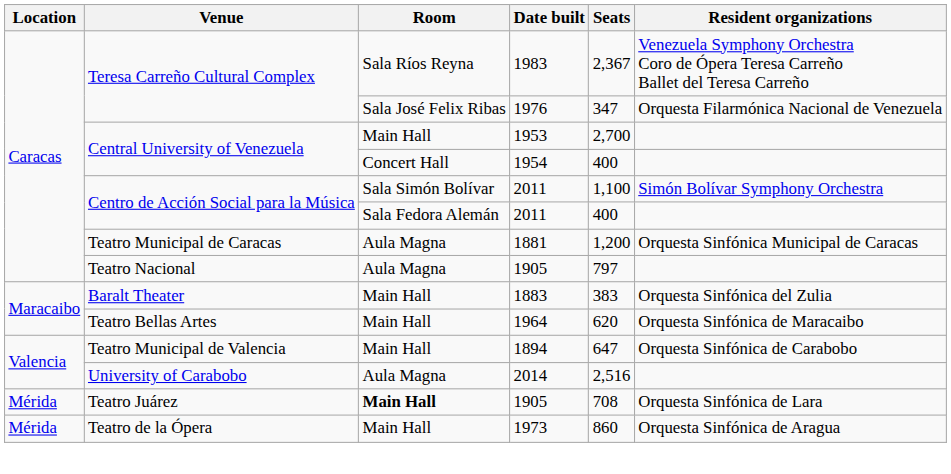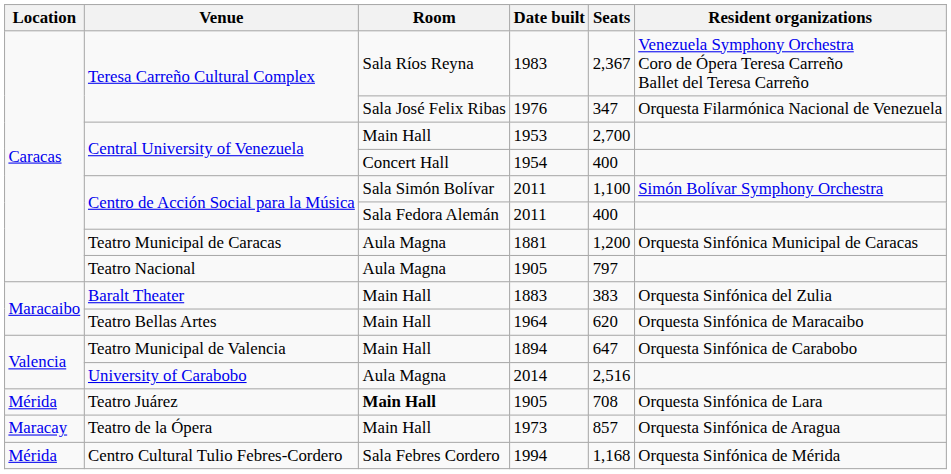(33, 428) Mérida -> (38, 428) Maracay
(605, 428) 860 -> (605, 428) 857
+ row: (215, 455)
